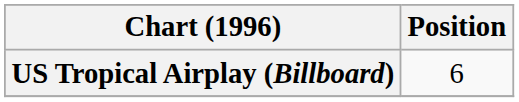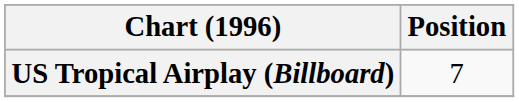(457, 72) 6 -> (457, 72) 7
